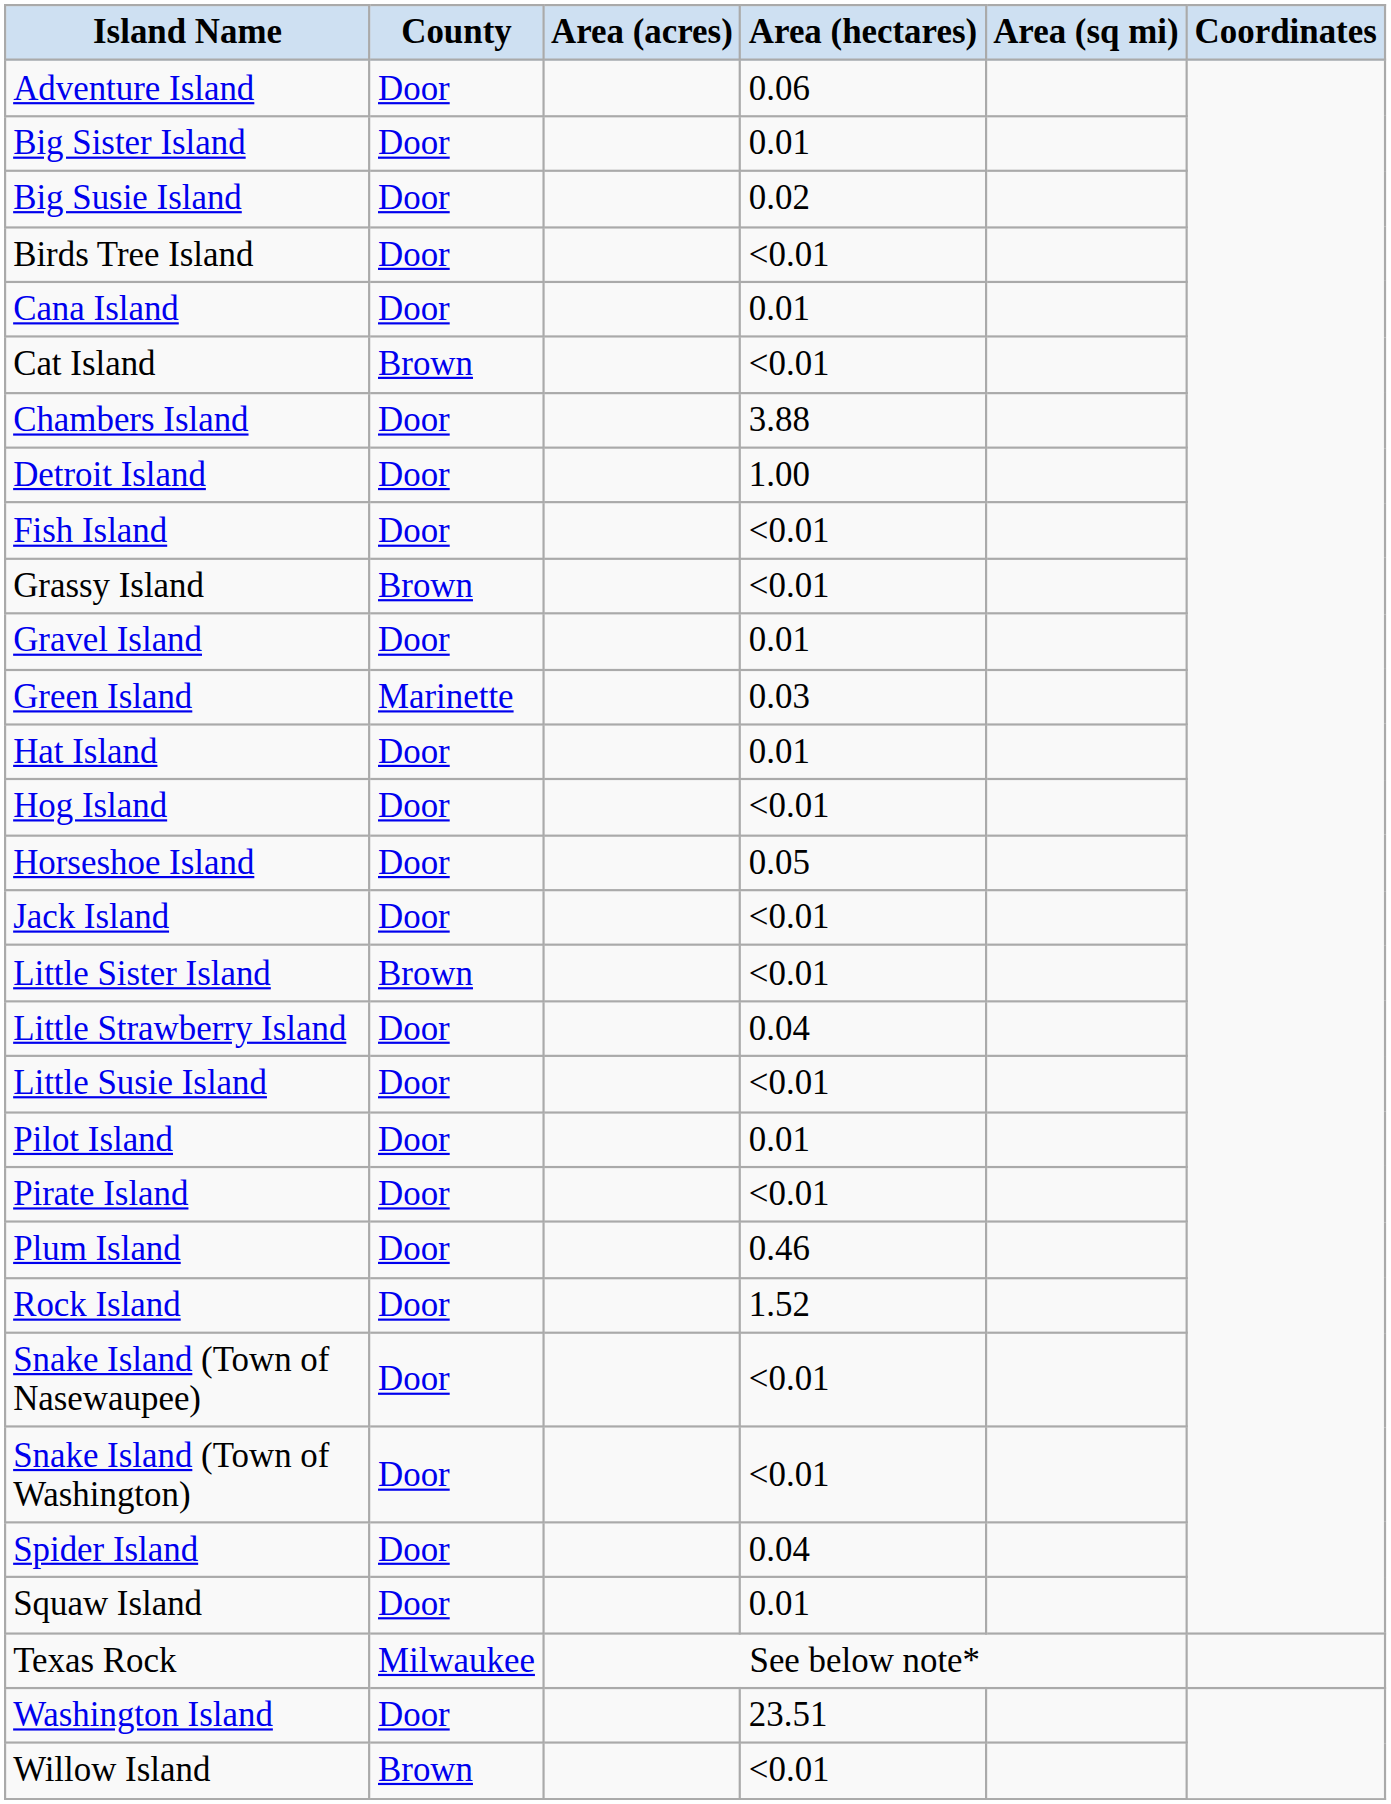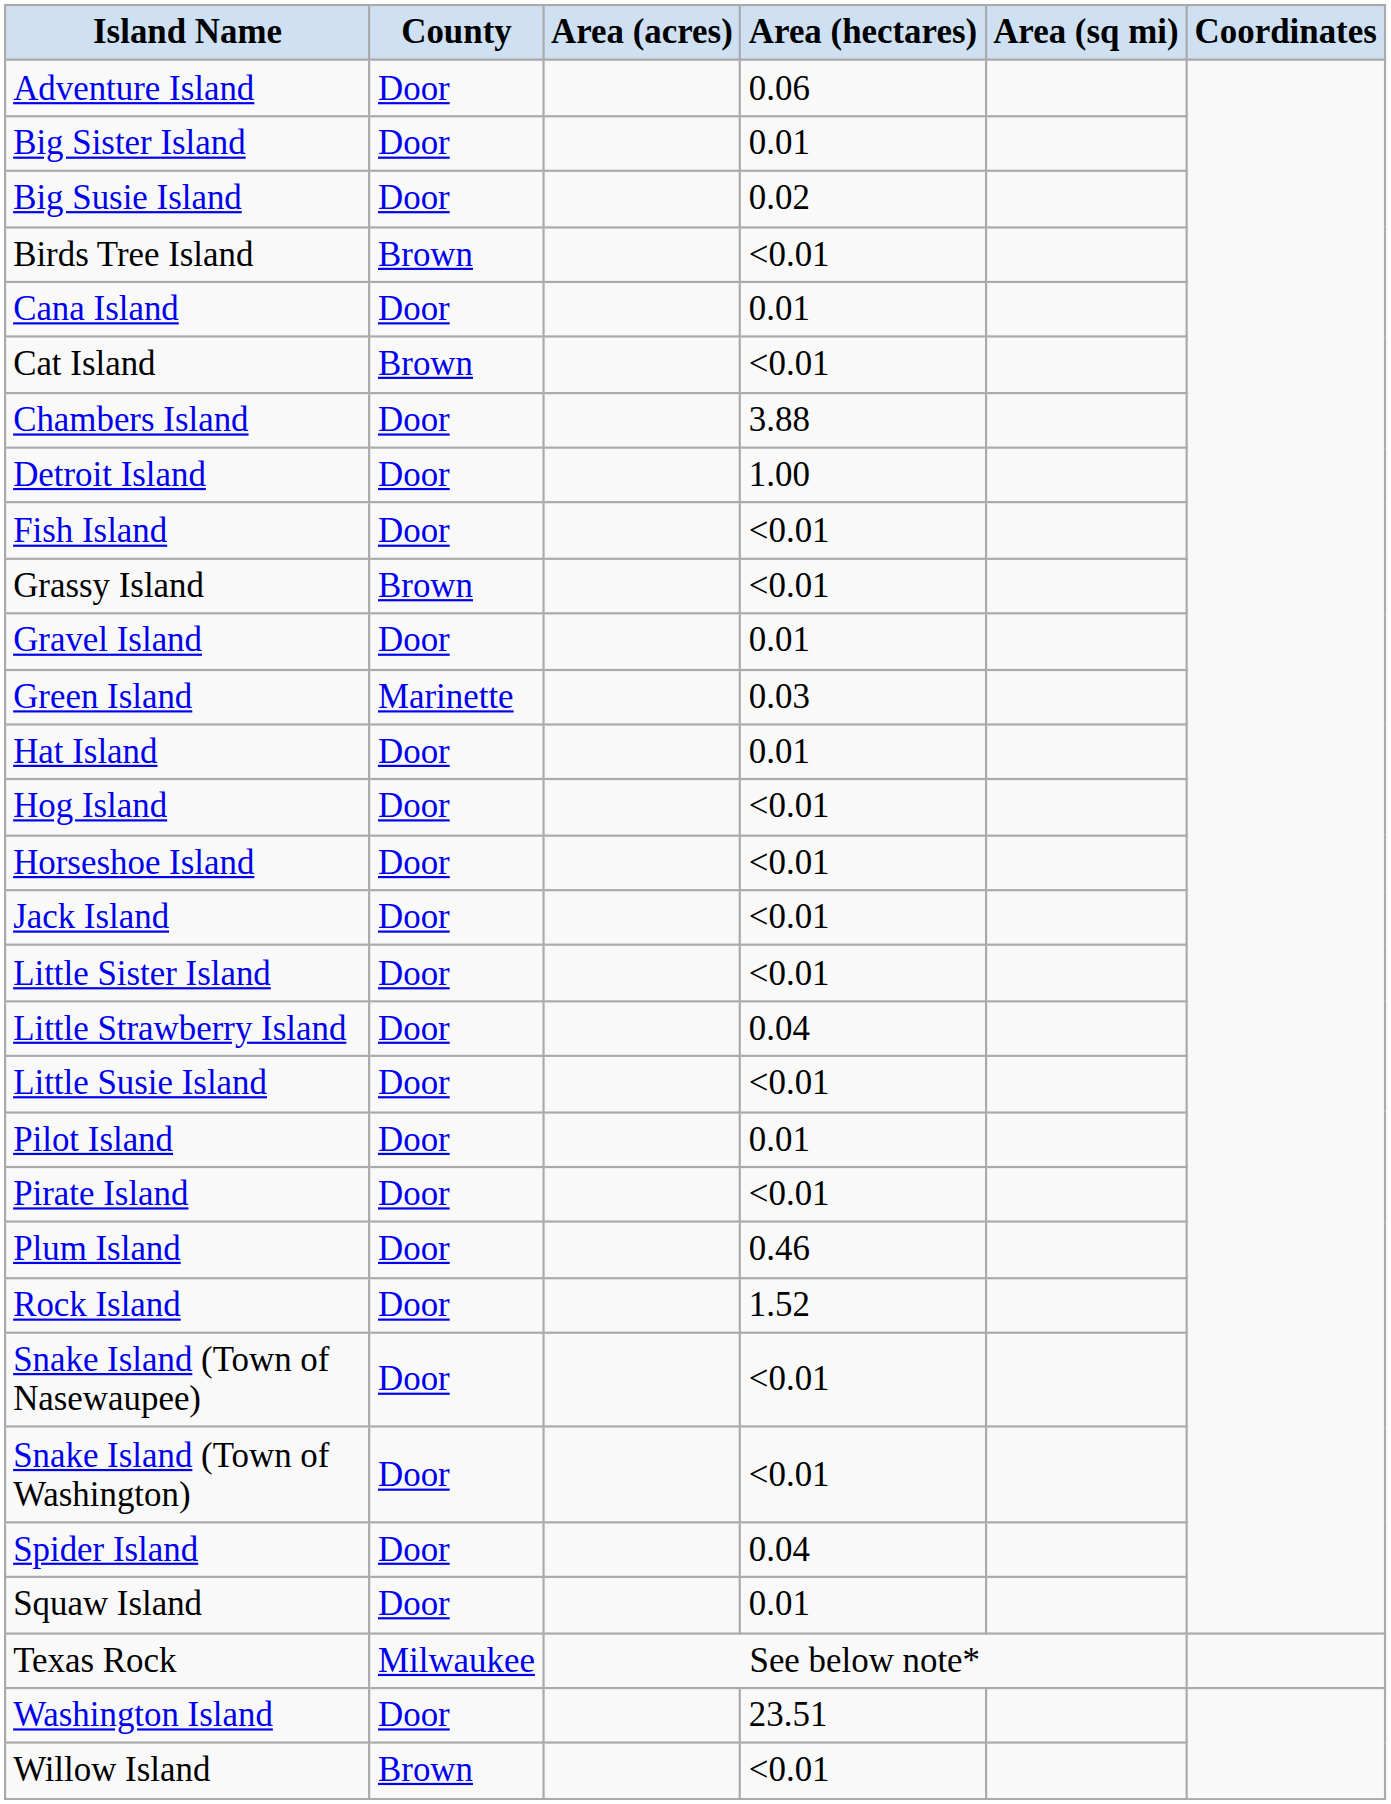(414, 253) Door -> (425, 253) Brown
(779, 861) 0.05 -> (789, 861) <0.01
(425, 972) Brown -> (414, 972) Door
